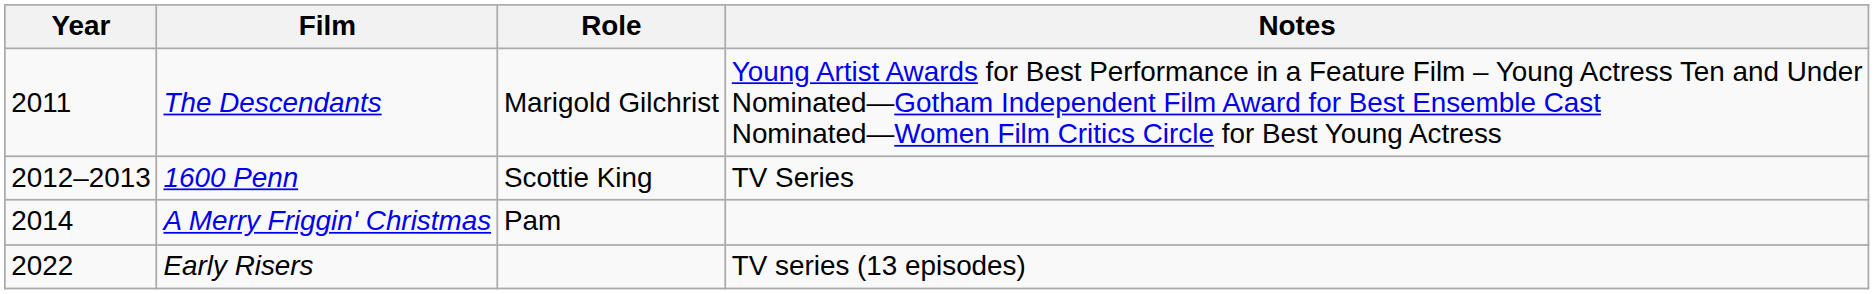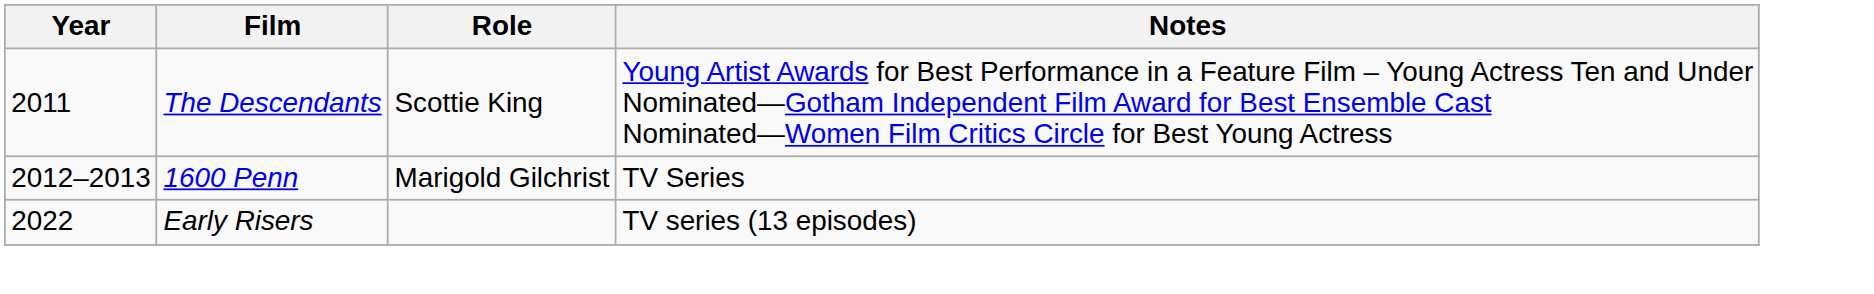(611, 102) Marigold Gilchrist -> (469, 102) Scottie King
(578, 177) Scottie King -> (502, 177) Marigold Gilchrist
- row: (327, 221)
